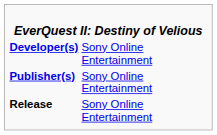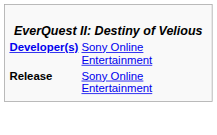- row: (42, 76)
